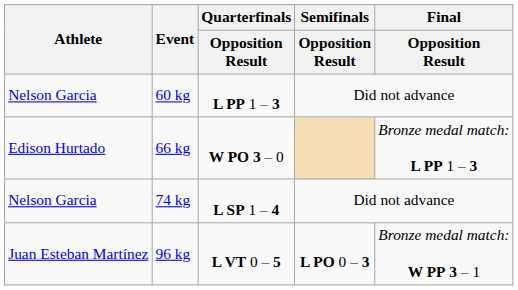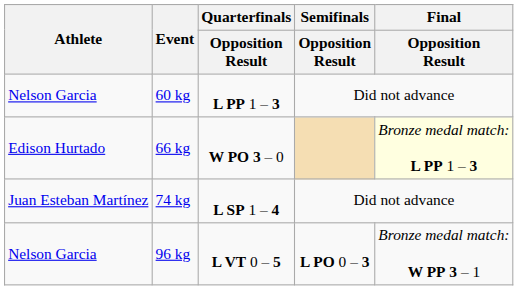(444, 148) no background -> (444, 148) lightyellow background
(52, 201) Nelson Garcia -> (78, 201) Juan Esteban Martínez
(78, 253) Juan Esteban Martínez -> (52, 253) Nelson Garcia
